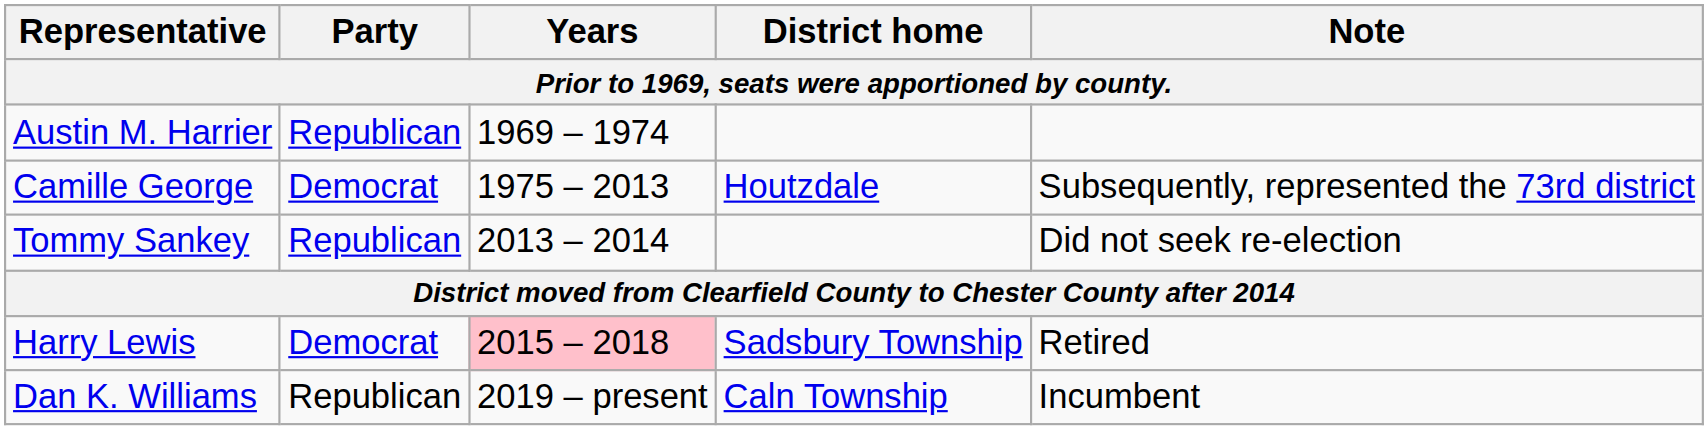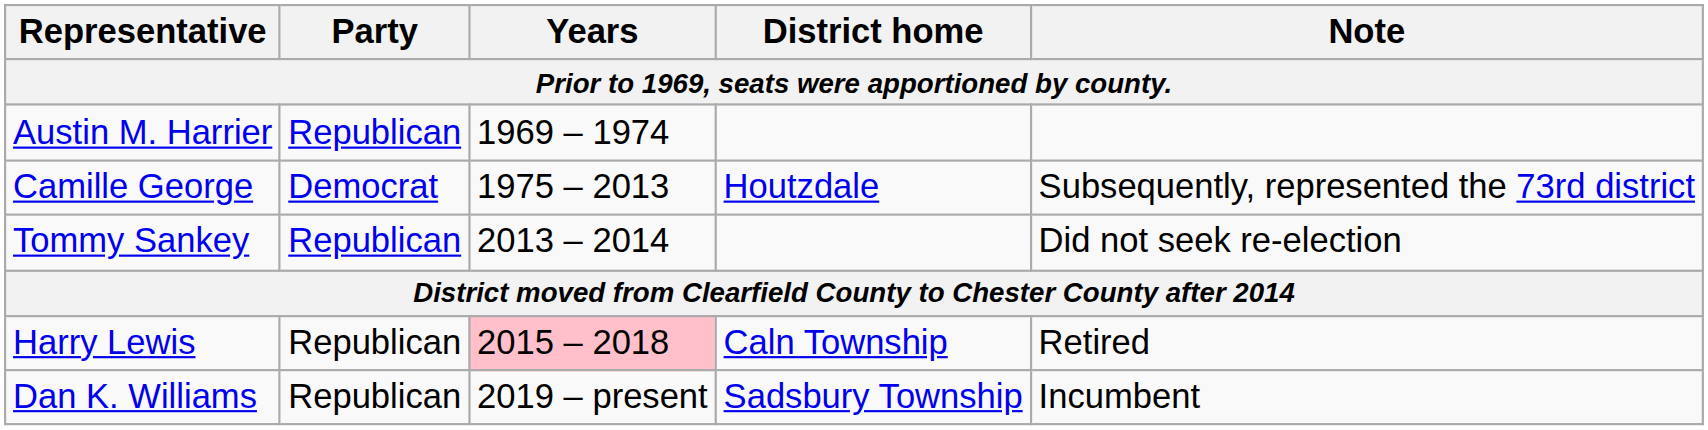(363, 342) Democrat -> (375, 342) Republican
(873, 342) Sadsbury Township -> (836, 342) Caln Township
(836, 397) Caln Township -> (873, 397) Sadsbury Township
